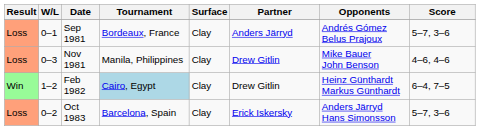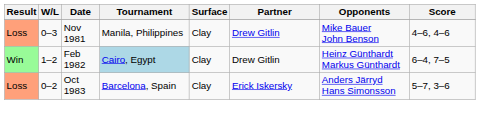- row: (75, 33)
